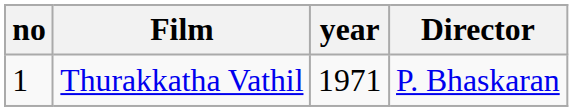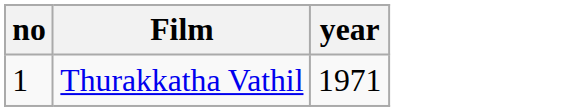- column: (478, 29)
